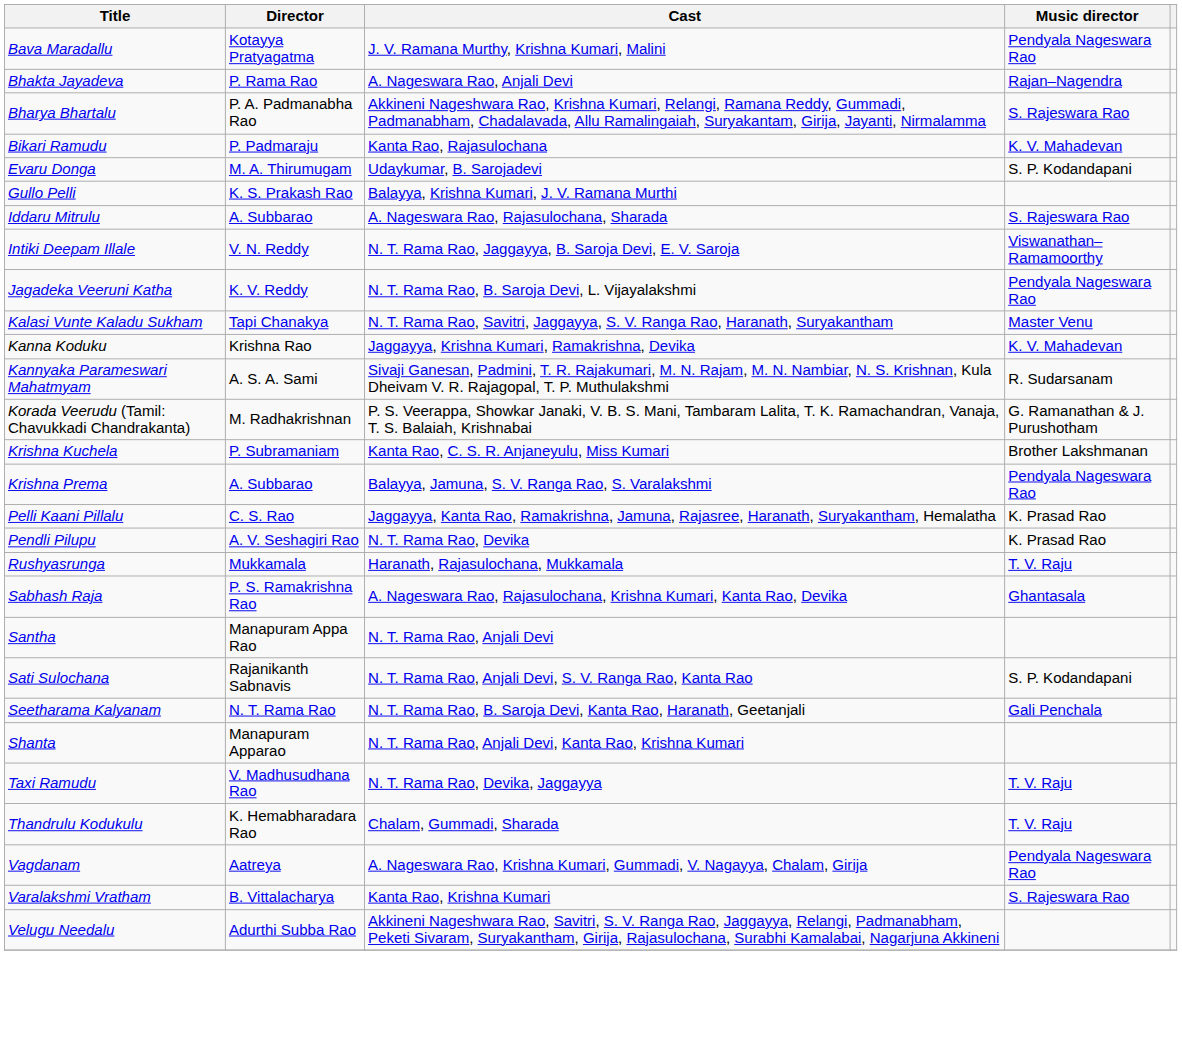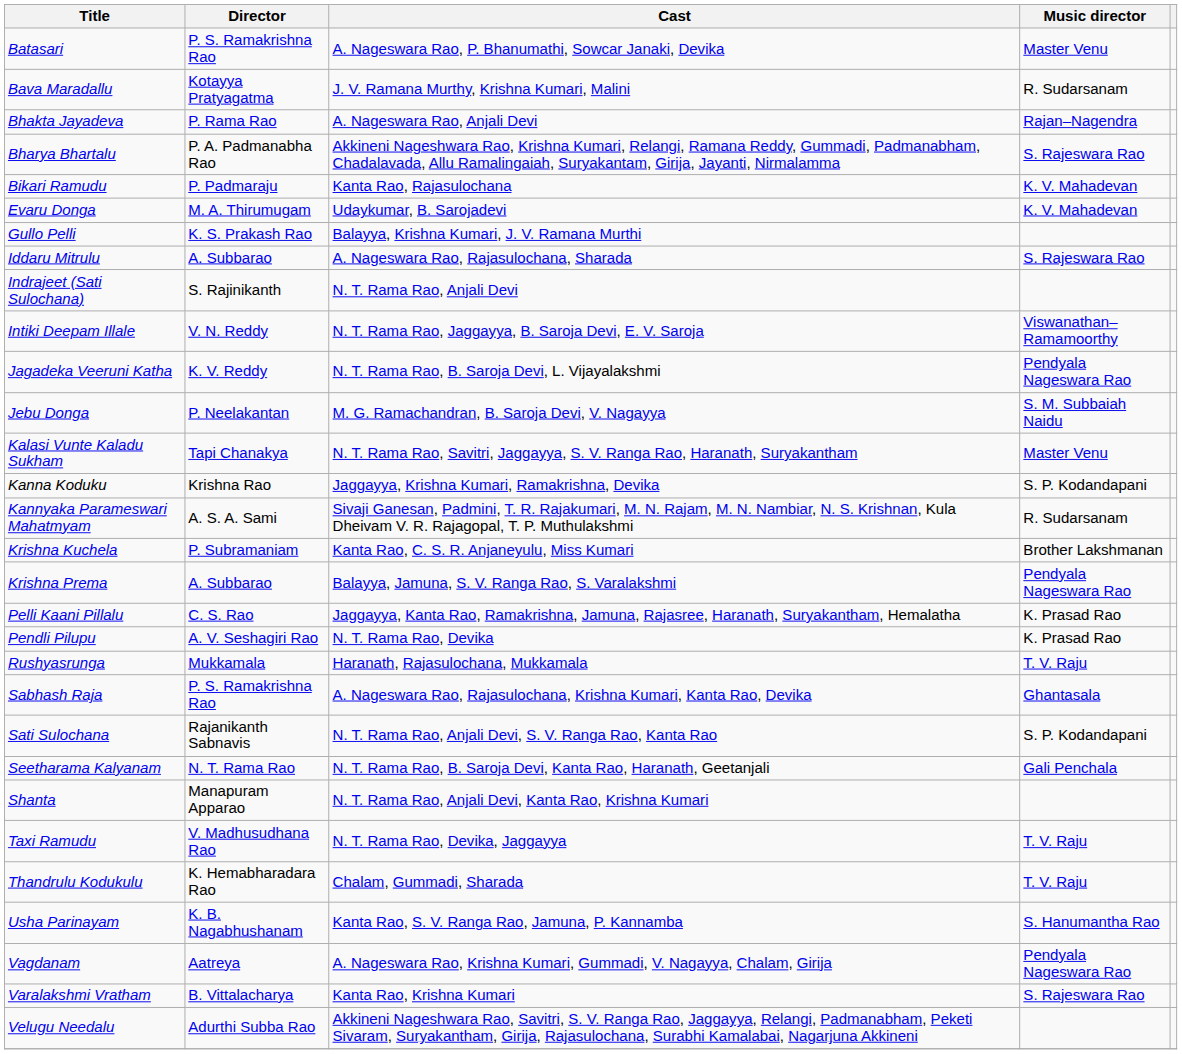+ row: (36, 48)
(1080, 48) Pendyala Nageswara Rao -> (1076, 89) R. Sudarsanam
(1070, 169) S. P. Kodandapani -> (1080, 210) K. V. Mahadevan
+ row: (55, 290)
+ row: (48, 412)
(1065, 346) K. V. Mahadevan -> (1085, 485) S. P. Kodandapani
- row: (99, 419)
- row: (32, 637)
+ row: (64, 922)
